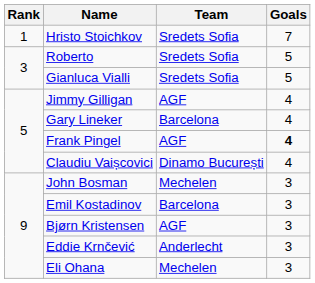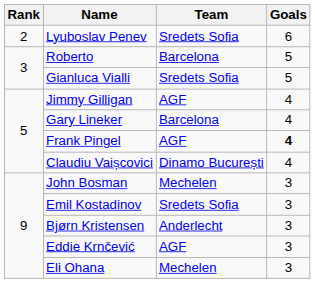- row: (94, 36)
+ row: (96, 36)
(199, 57) Sredets Sofia -> (189, 57) Barcelona
(189, 204) Barcelona -> (199, 204) Sredets Sofia
(173, 225) AGF -> (191, 225) Anderlecht
(191, 246) Anderlecht -> (173, 246) AGF
